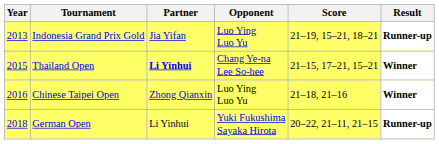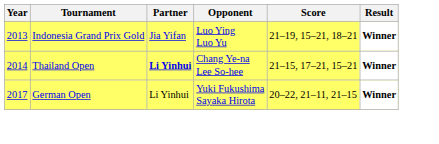(407, 36) Runner-up -> (379, 36) Winner
(17, 66) 2015 -> (17, 66) 2014
- row: (76, 95)
(17, 124) 2018 -> (17, 95) 2017
(407, 124) Runner-up -> (379, 95) Winner
